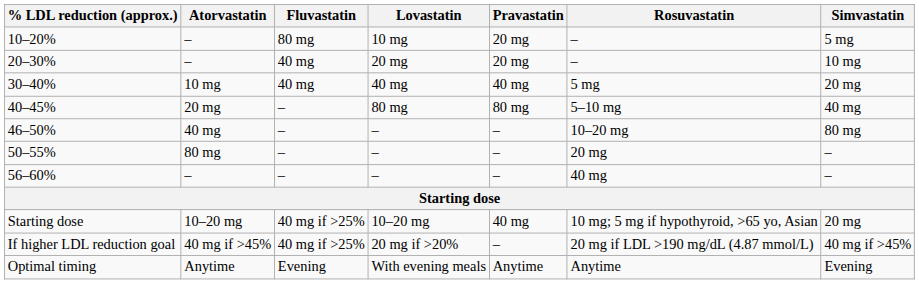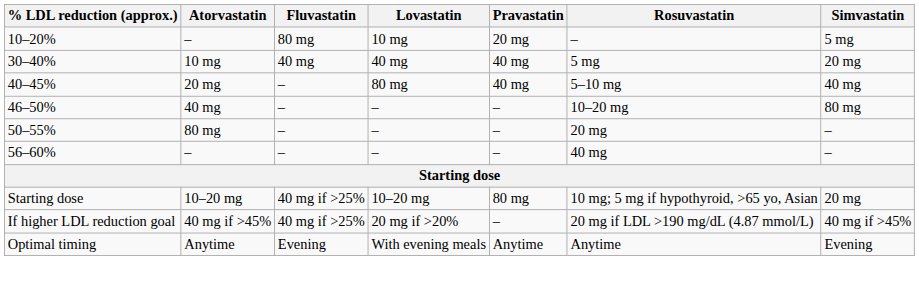- row: (32, 61)
(511, 107) 80 mg -> (511, 84) 40 mg
(511, 221) 40 mg -> (511, 198) 80 mg
